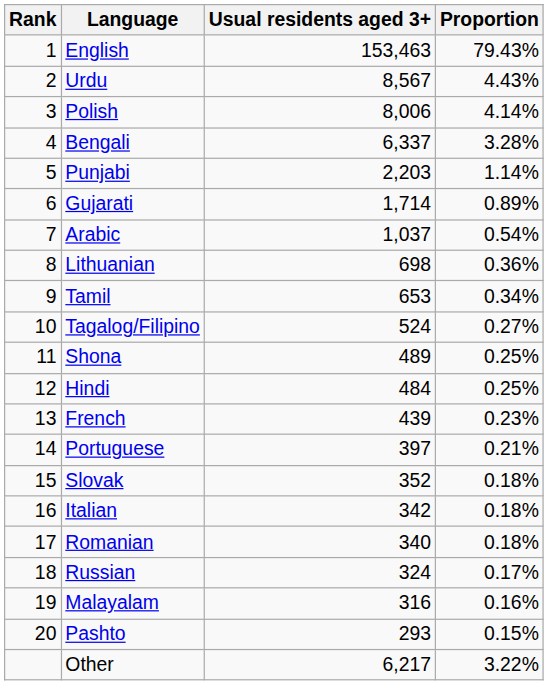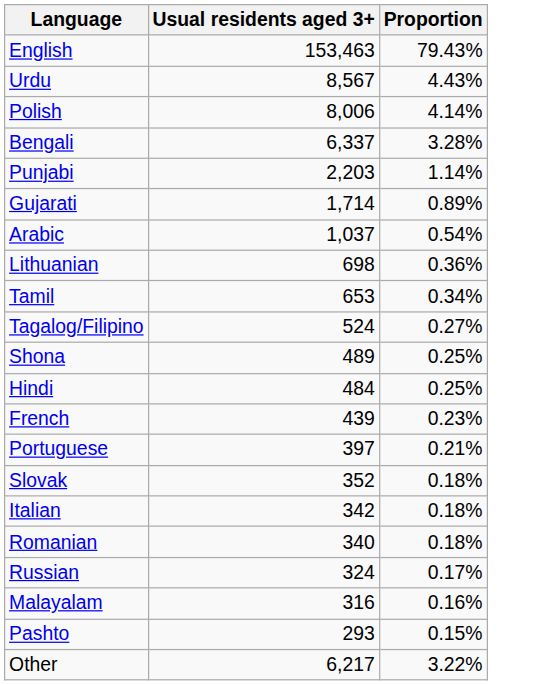- column: (33, 19)
